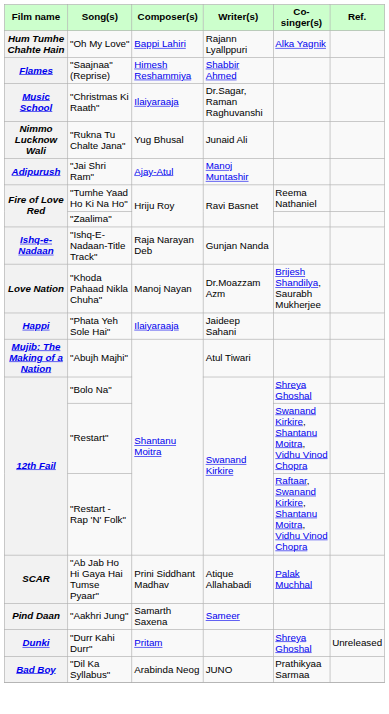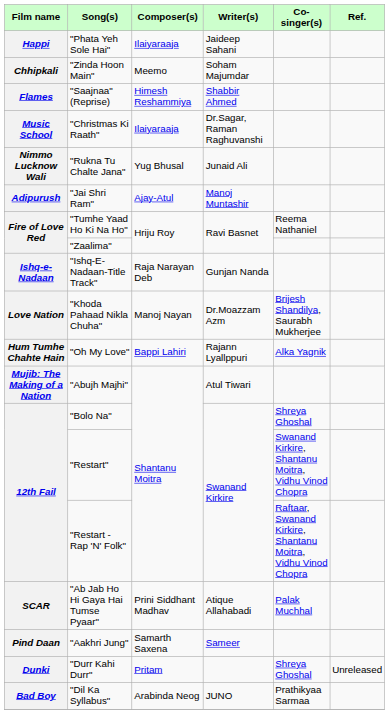rows swapped: (94, 326) <-> (100, 44)
+ row: (97, 70)
